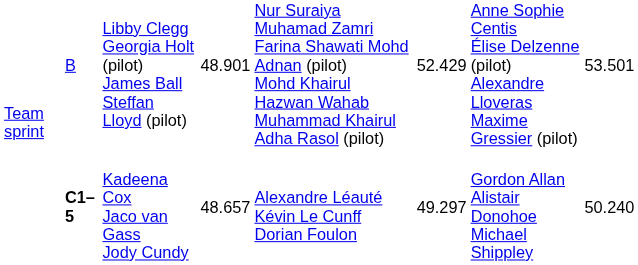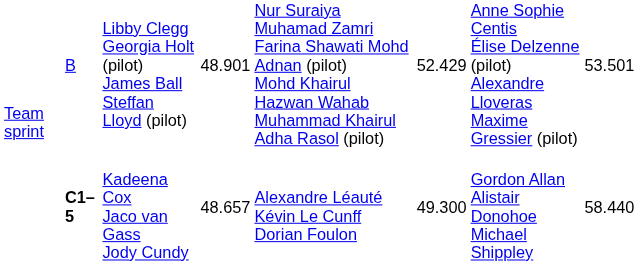(442, 207) 49.297 -> (442, 207) 49.300
(609, 207) 50.240 -> (609, 207) 58.440
